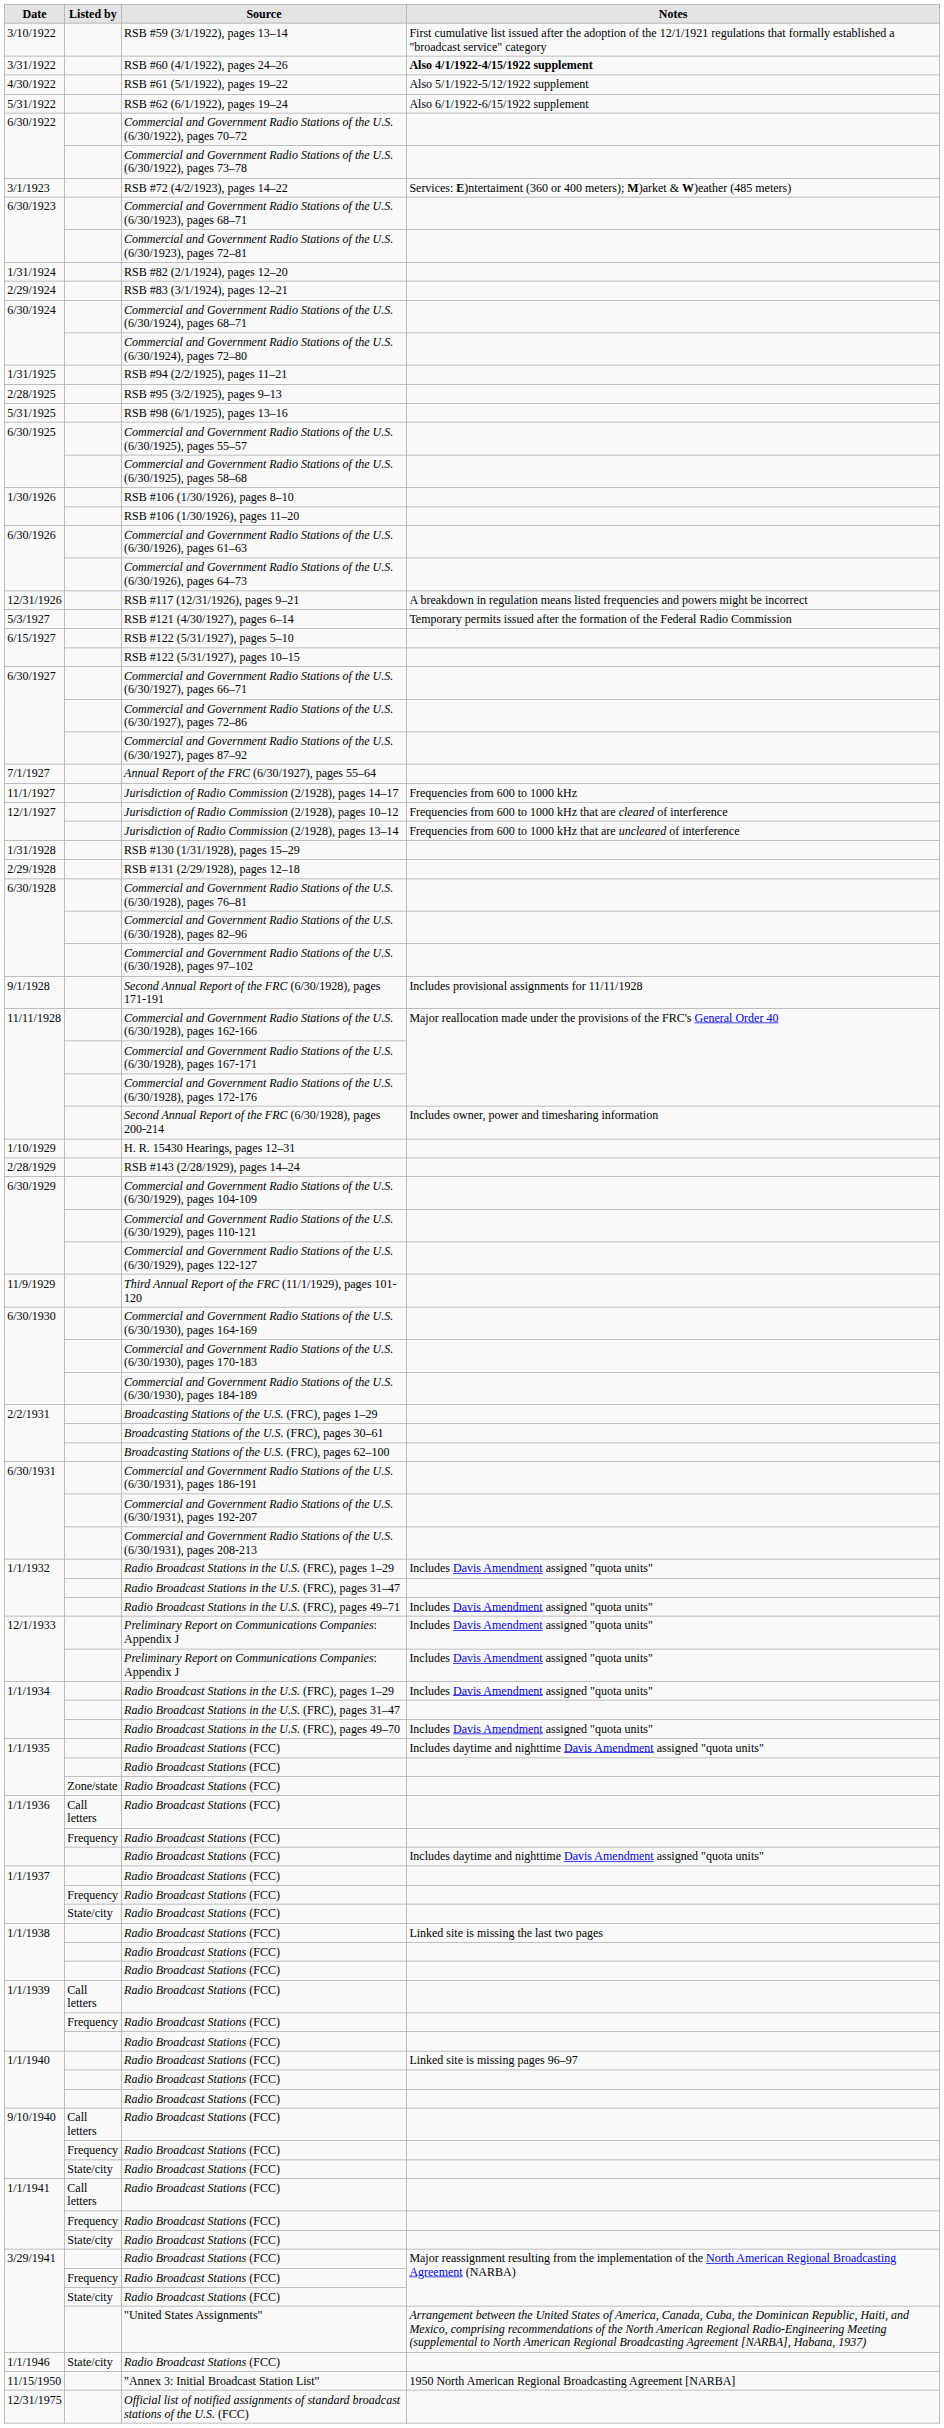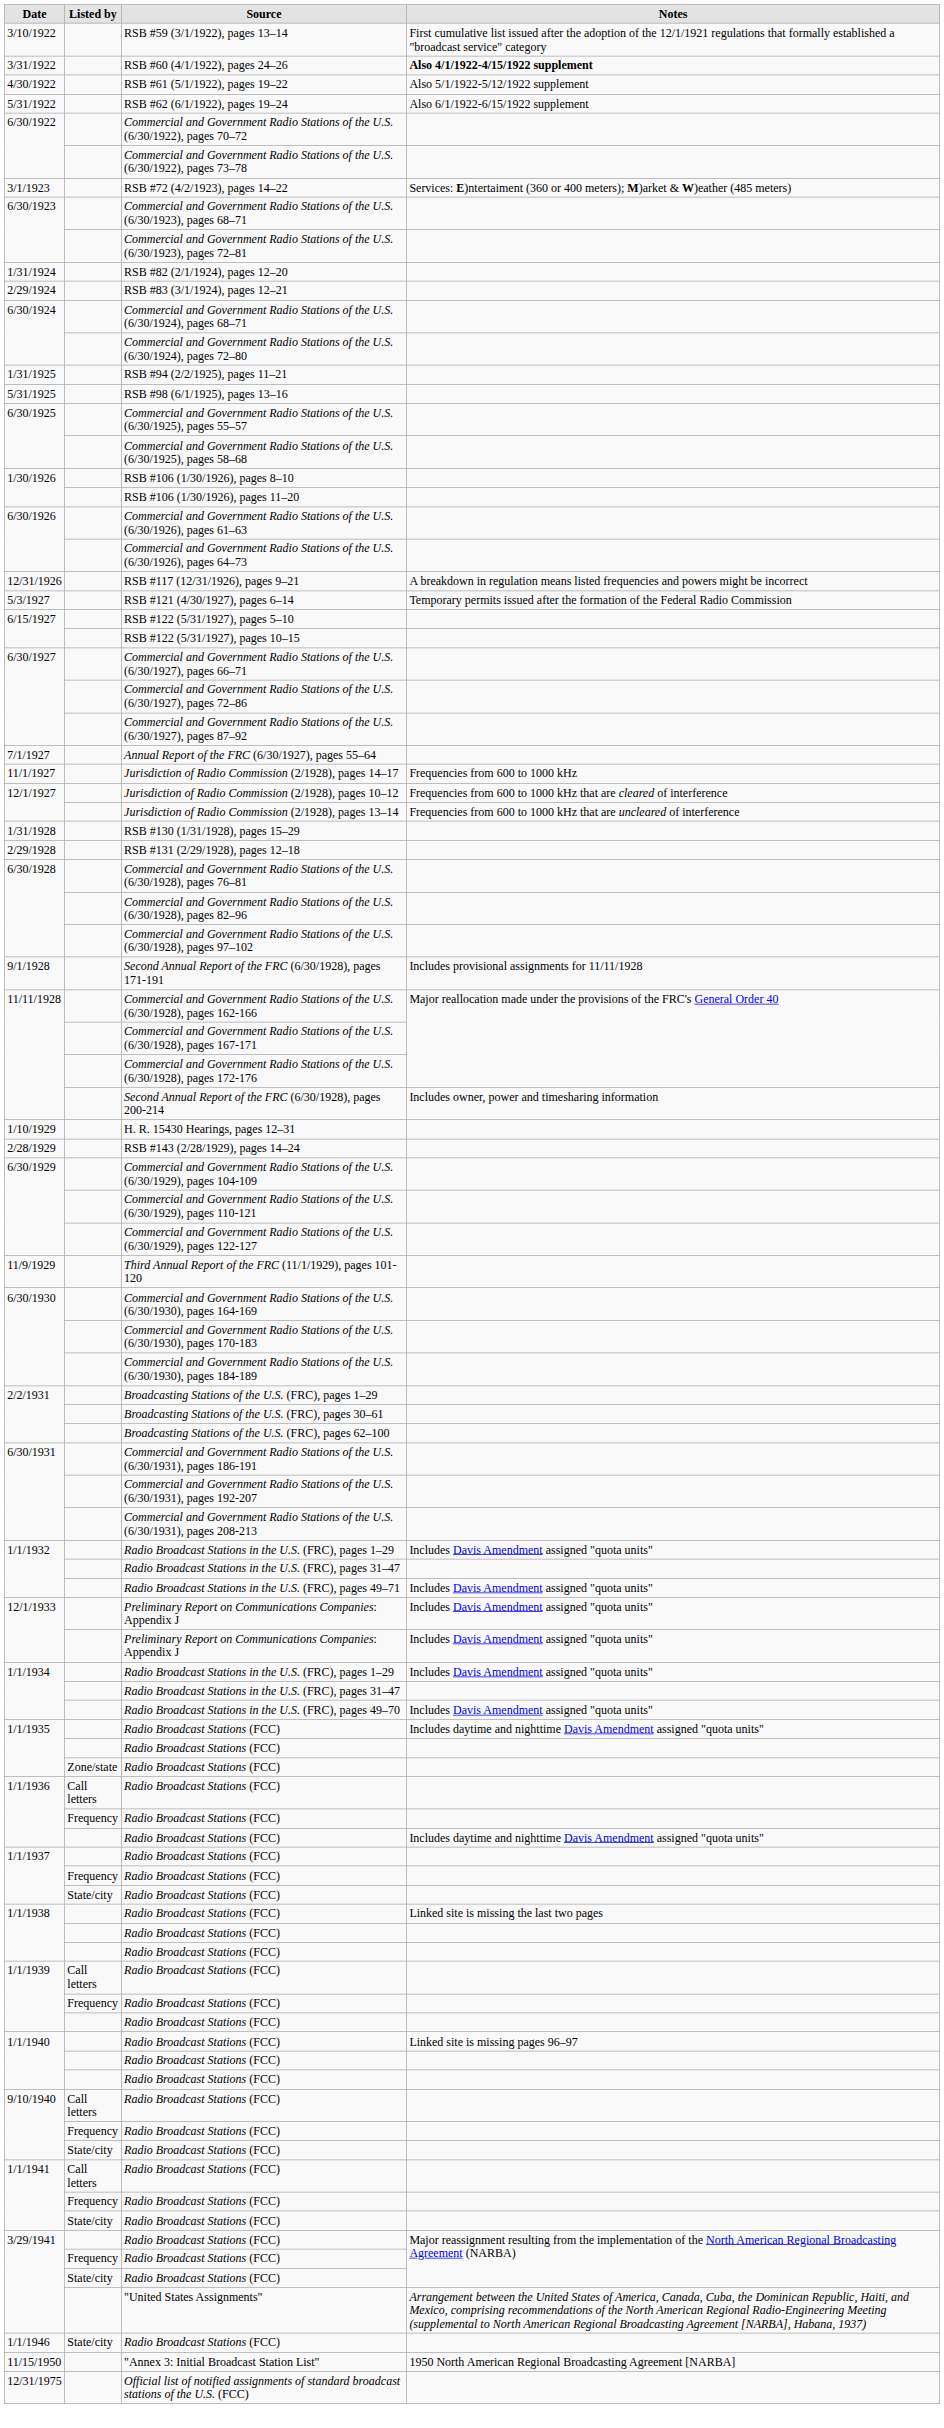- row: (31, 393)
